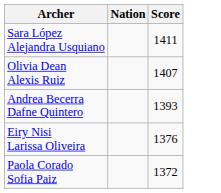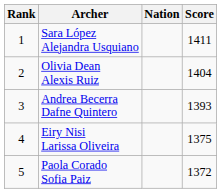+ column: (21, 14)
(166, 73) 1407 -> (200, 73) 1404
(166, 139) 1376 -> (200, 139) 1375
